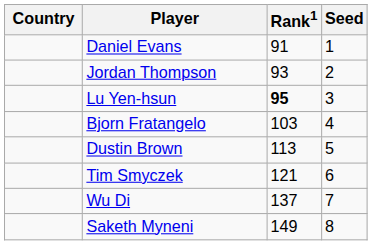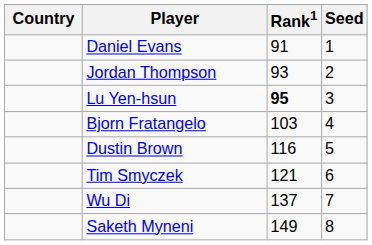(283, 149) 113 -> (283, 149) 116
